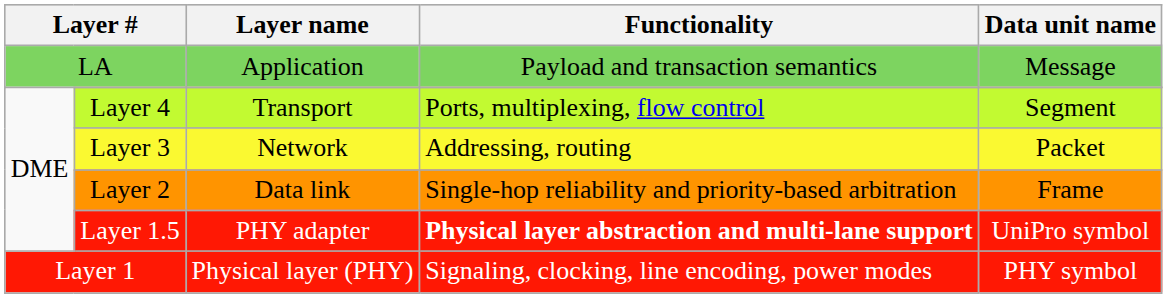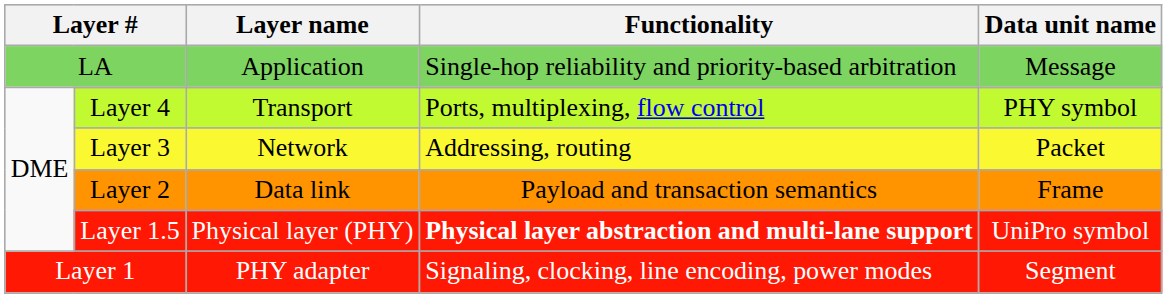(699, 66) Payload and transaction semantics -> (691, 66) Single-hop reliability and priority-based arbitration
(1070, 107) Segment -> (1070, 107) PHY symbol
(691, 189) Single-hop reliability and priority-based arbitration -> (699, 189) Payload and transaction semantics
(302, 230) PHY adapter -> (302, 230) Physical layer (PHY)
(302, 271) Physical layer (PHY) -> (302, 271) PHY adapter
(1070, 271) PHY symbol -> (1070, 271) Segment
